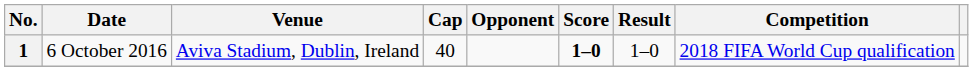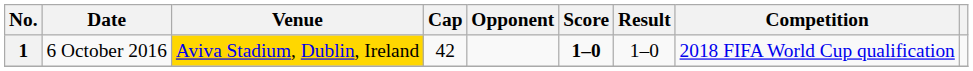(297, 50) no background -> (297, 50) gold background
(445, 50) 40 -> (445, 50) 42
